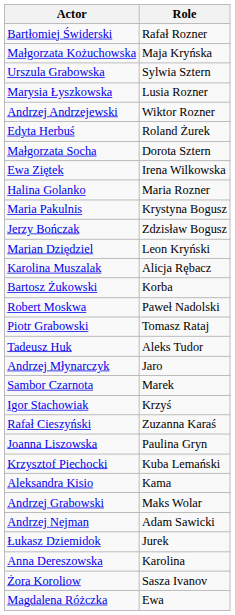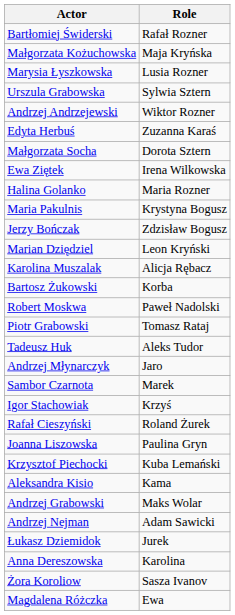rows swapped: (56, 72) <-> (60, 92)
(176, 131) Roland Żurek -> (179, 131) Zuzanna Karaś
(179, 424) Zuzanna Karaś -> (176, 424) Roland Żurek
